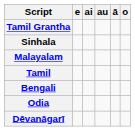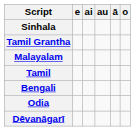rows swapped: (38, 42) <-> (38, 27)
